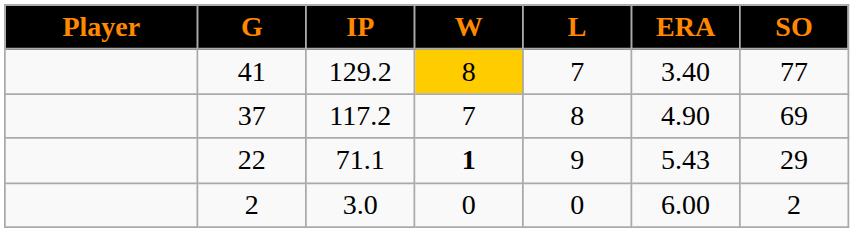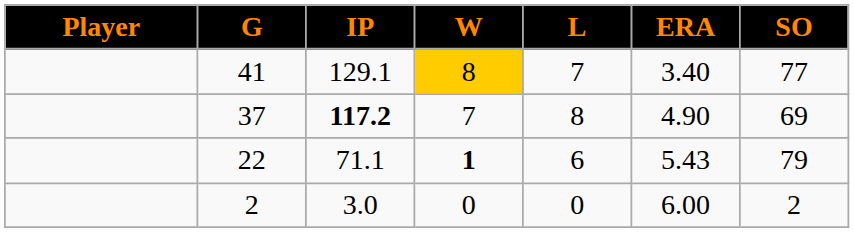(360, 71) 129.2 -> (360, 71) 129.1
(360, 115) normal -> (360, 115) bold
(577, 159) 9 -> (577, 159) 6
(794, 159) 29 -> (794, 159) 79
